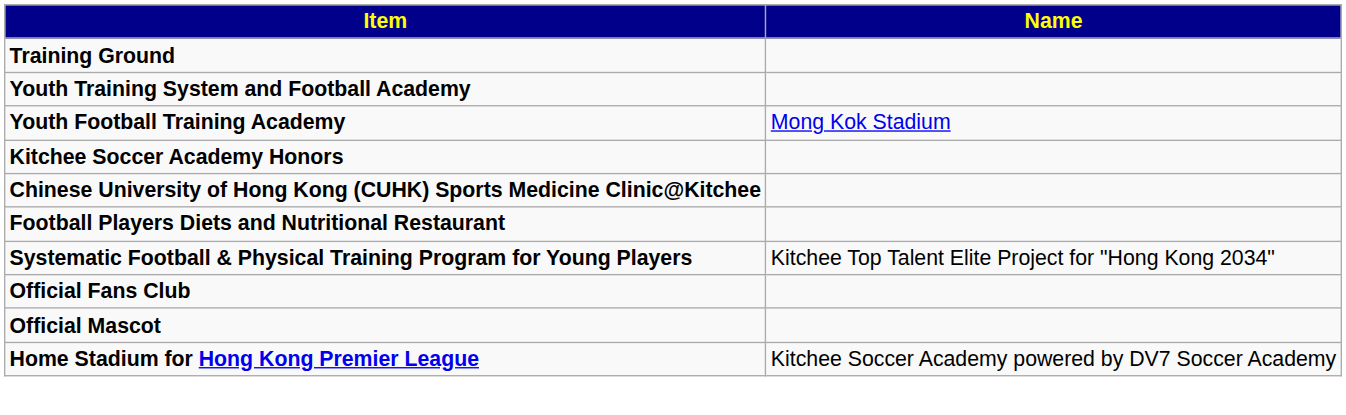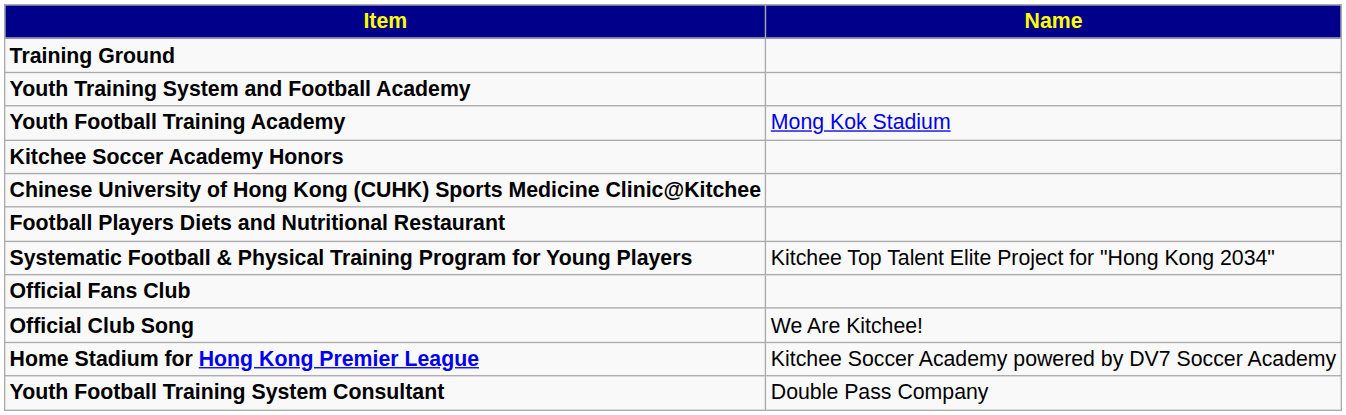- row: (85, 325)
+ row: (102, 325)
+ row: (227, 392)
